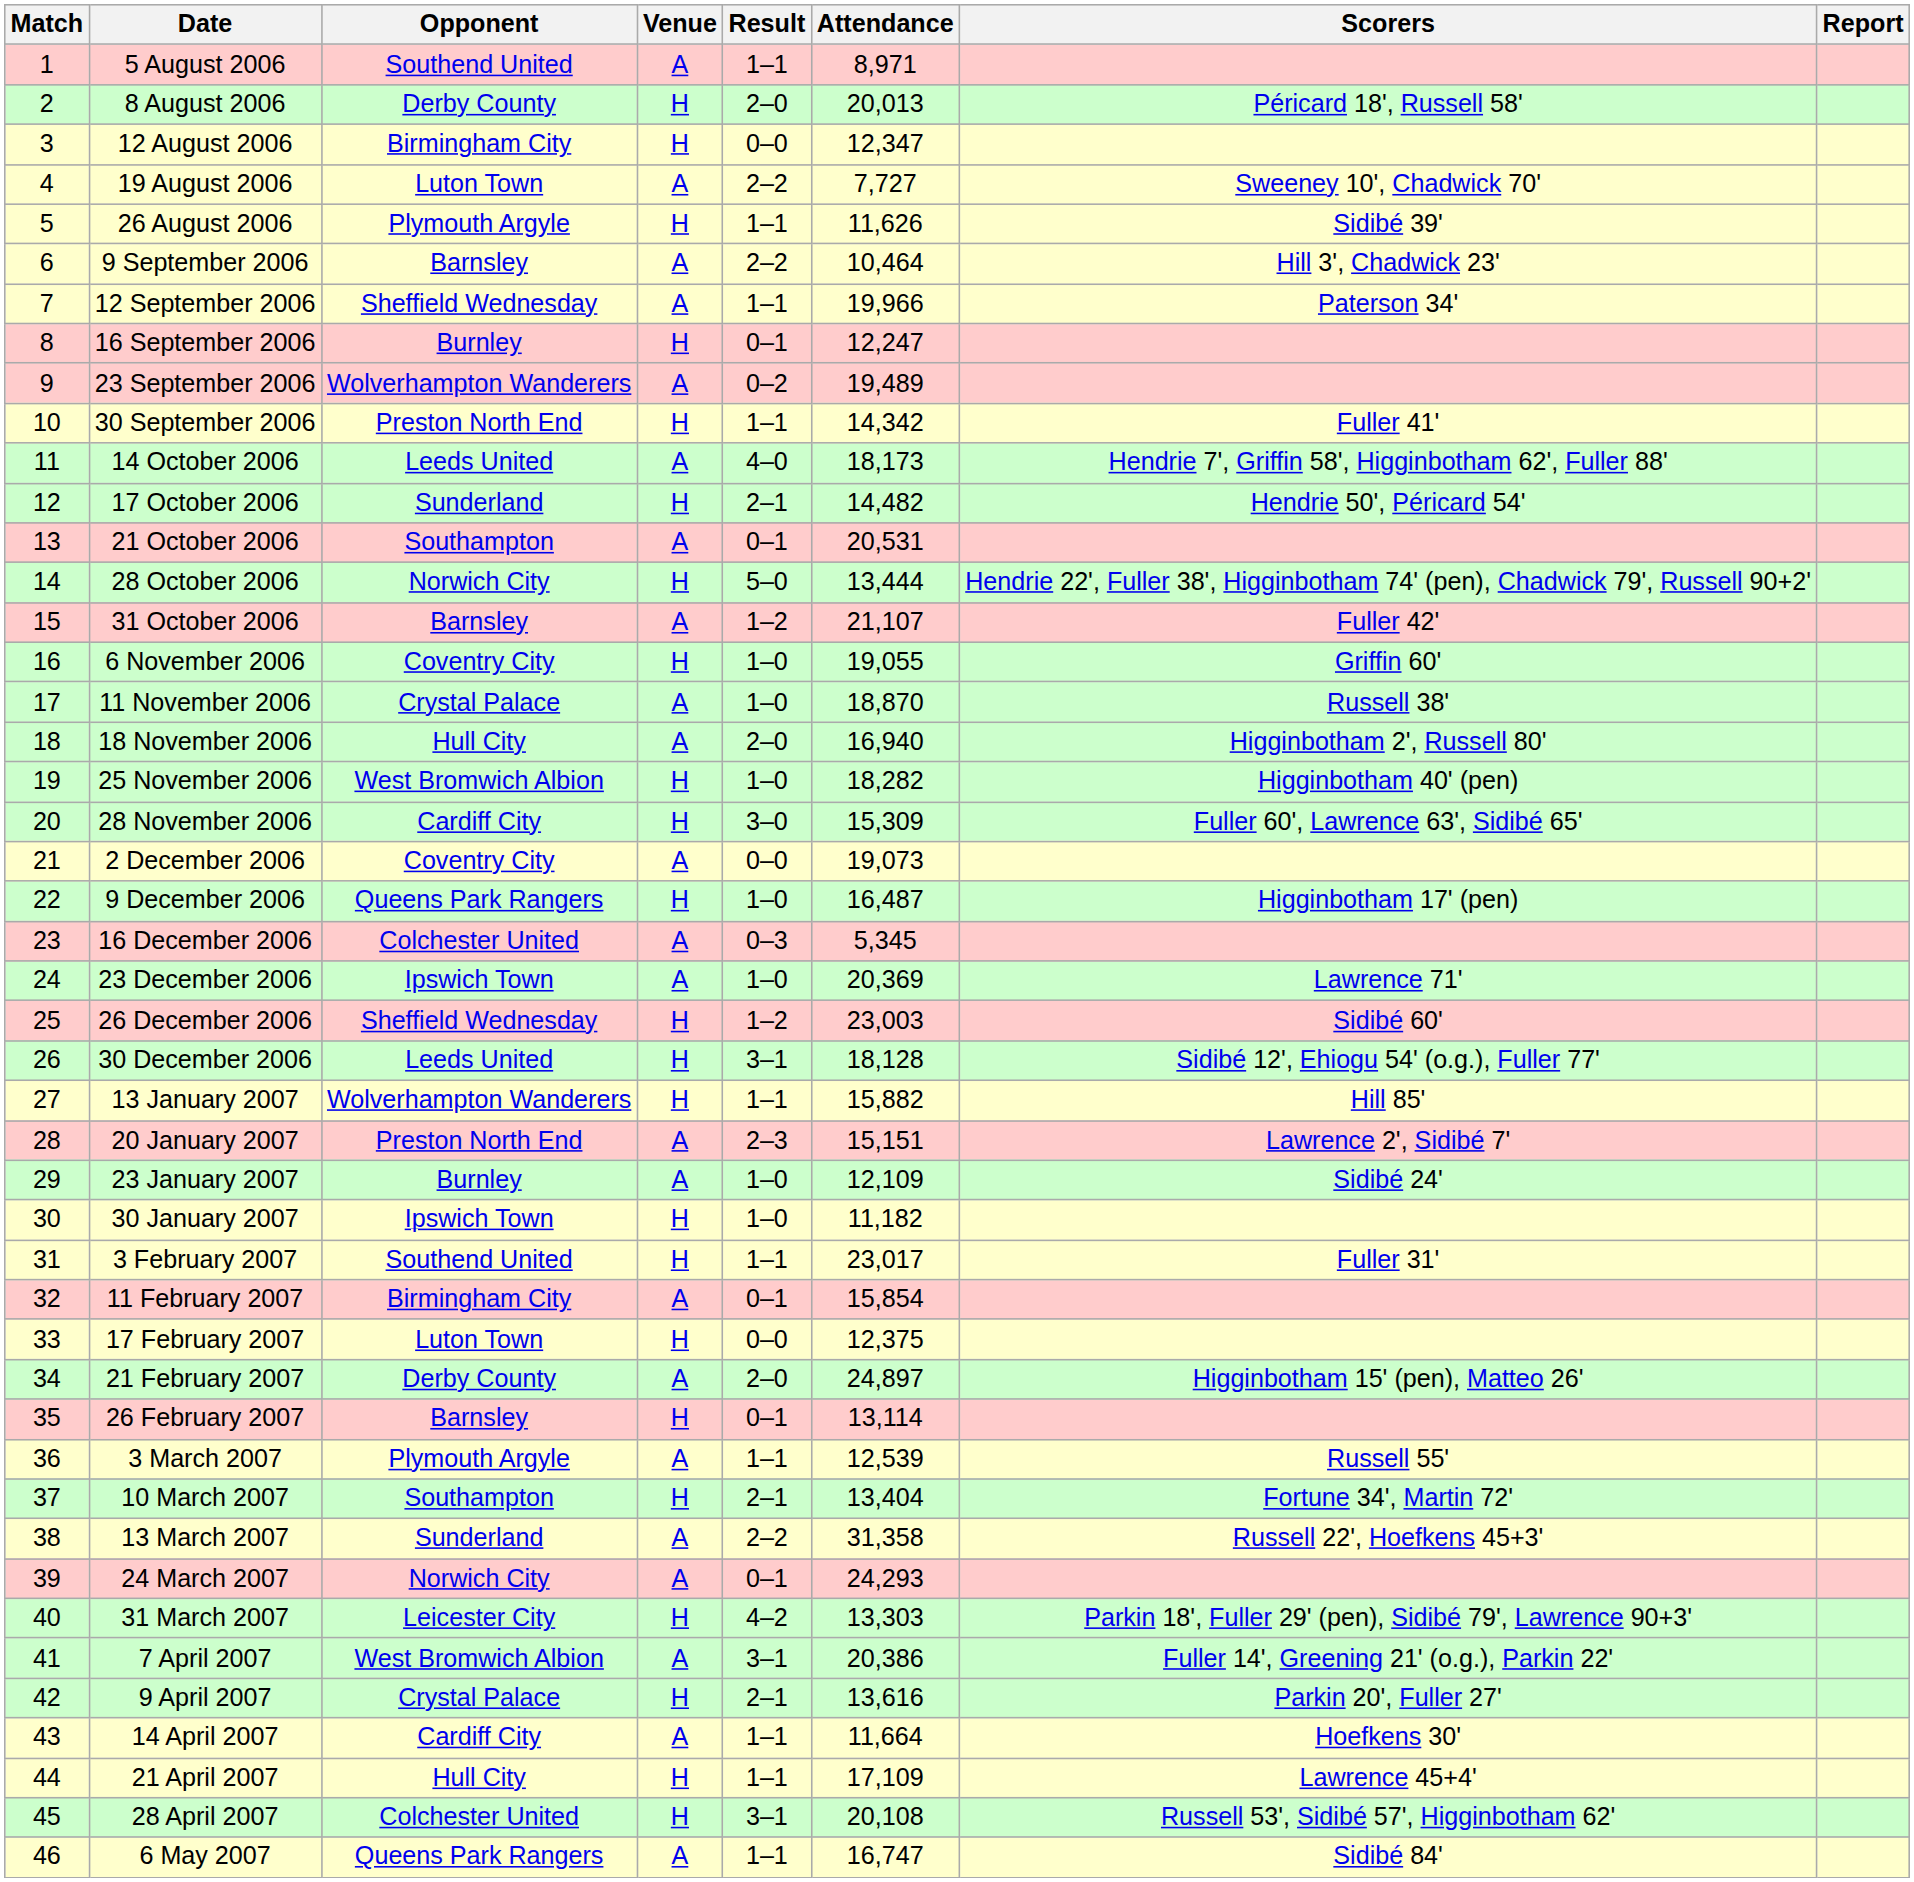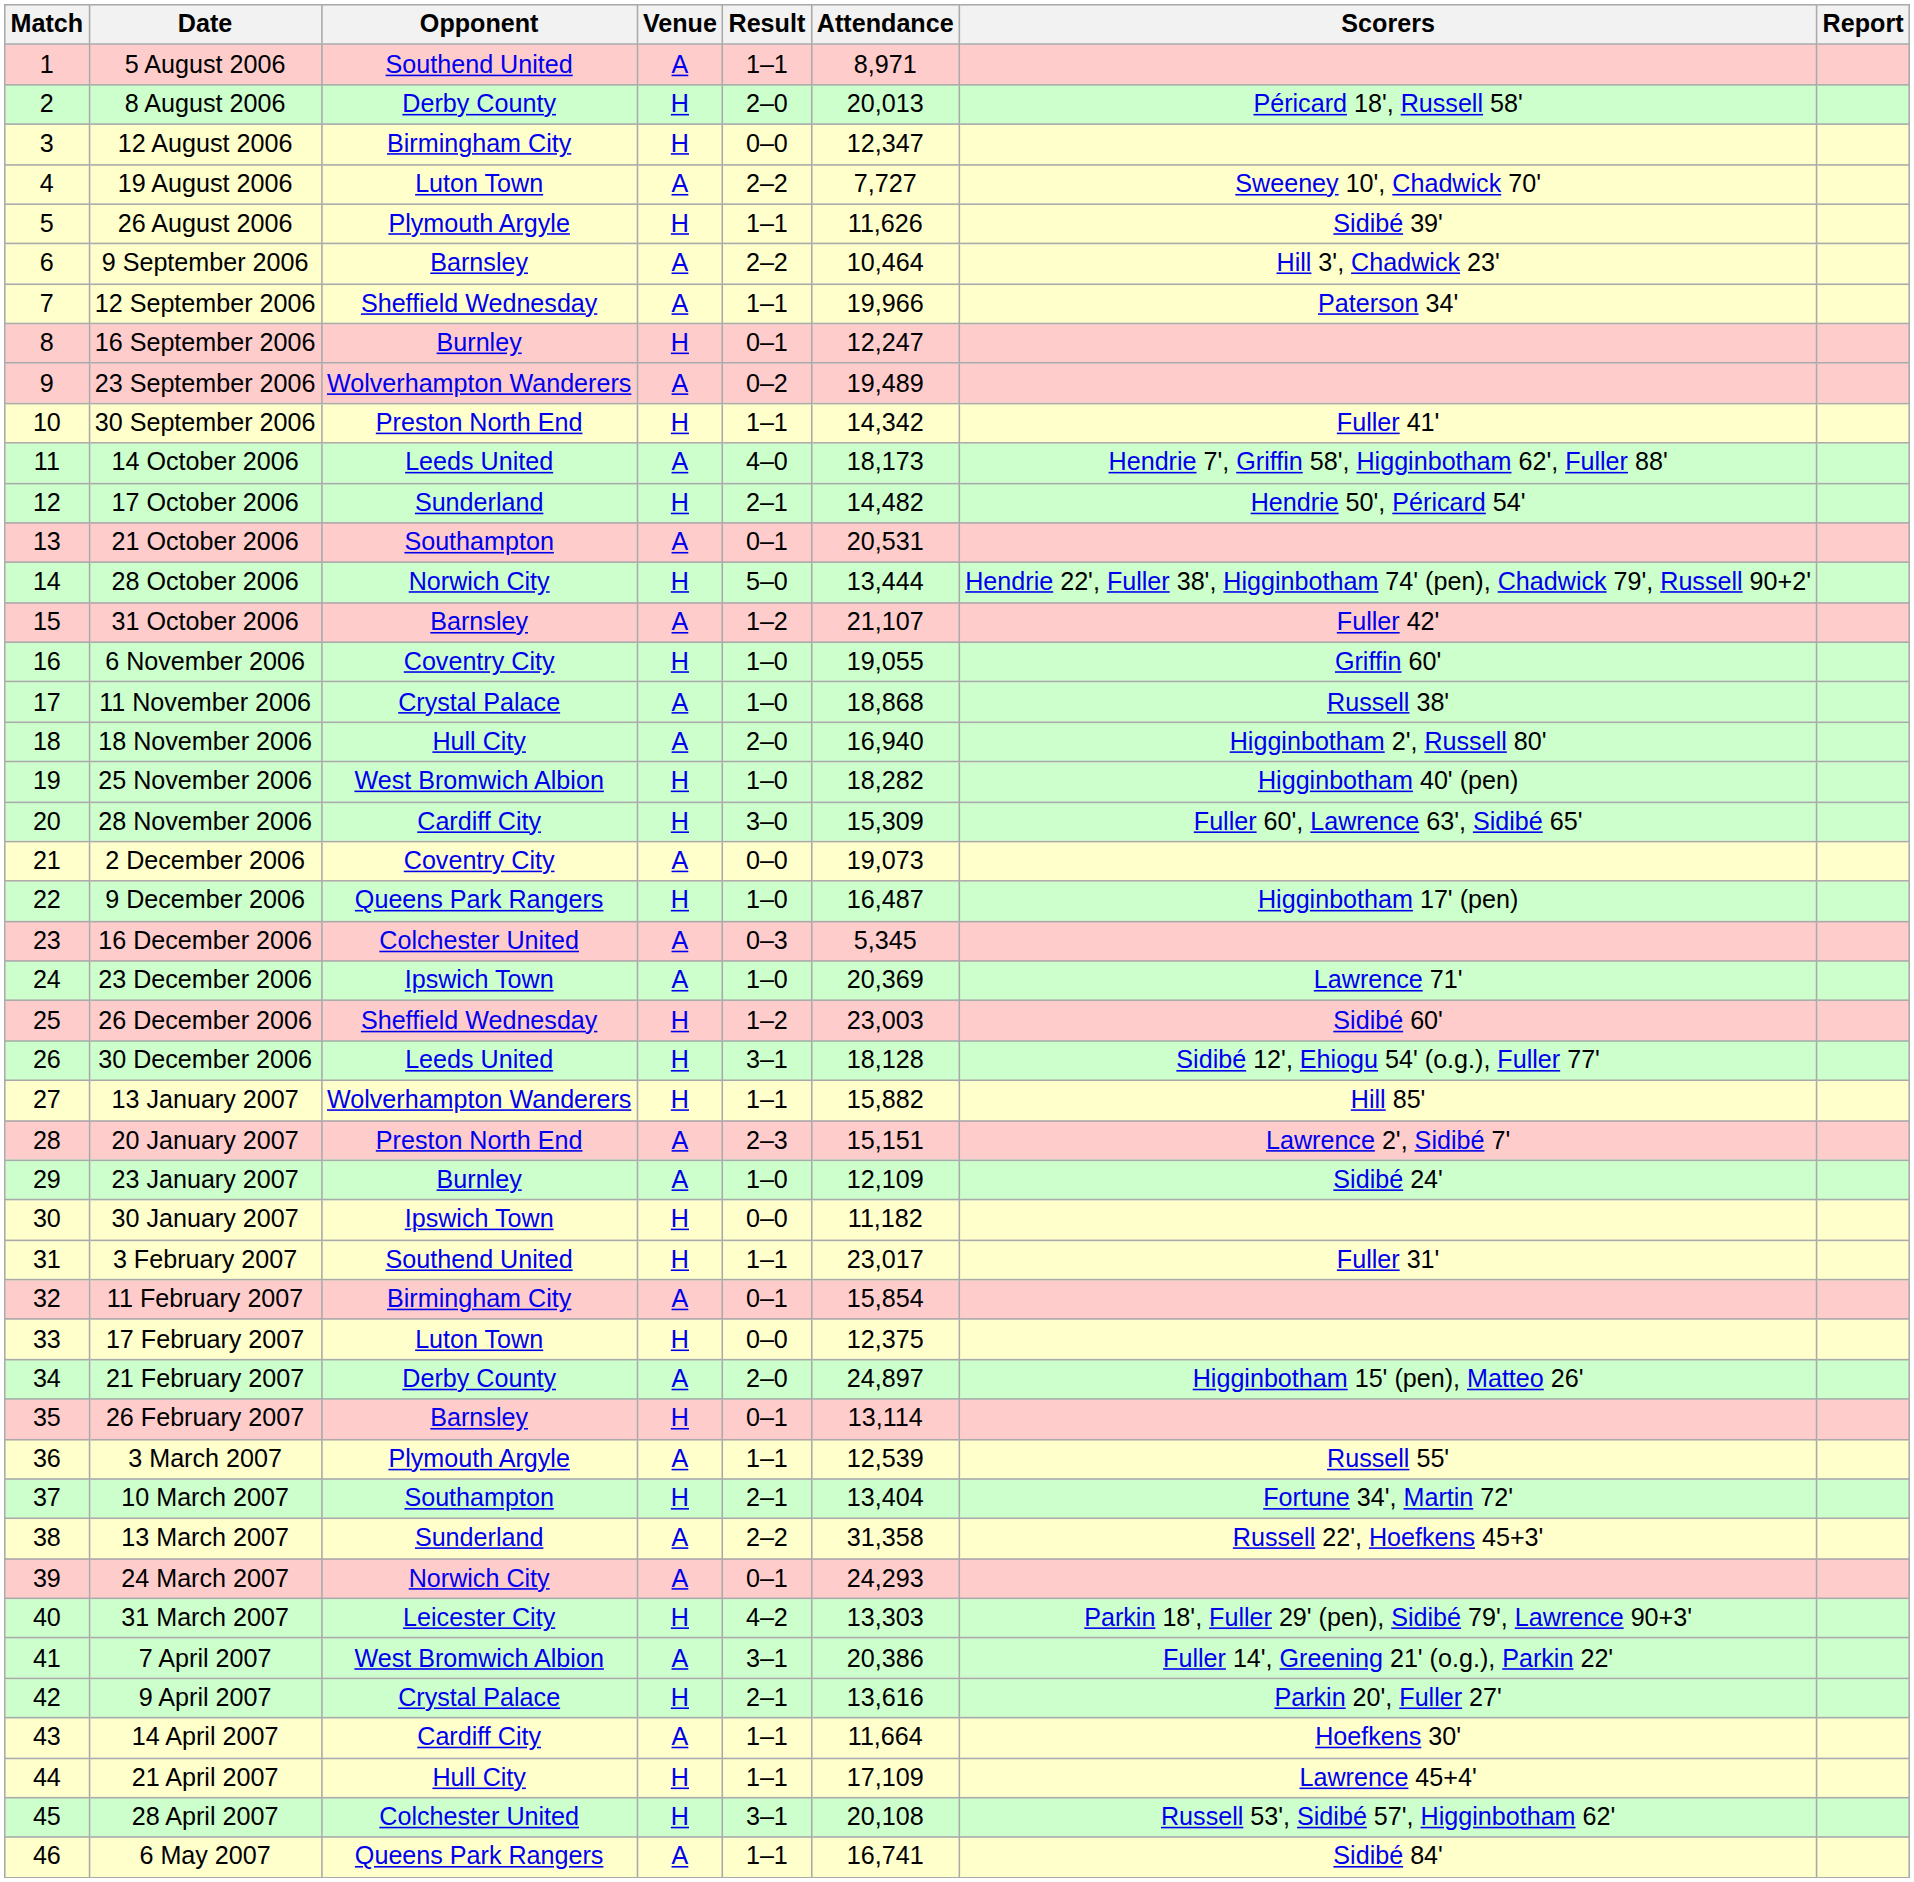(885, 701) 18,870 -> (885, 701) 18,868
(767, 1219) 1–0 -> (767, 1219) 0–0
(885, 1857) 16,747 -> (885, 1857) 16,741
